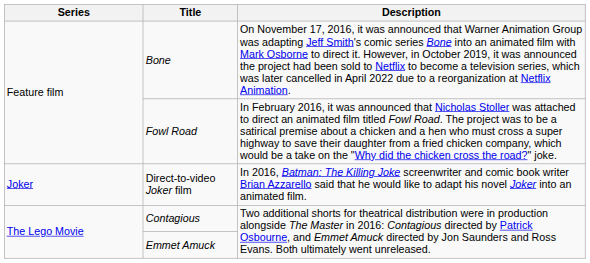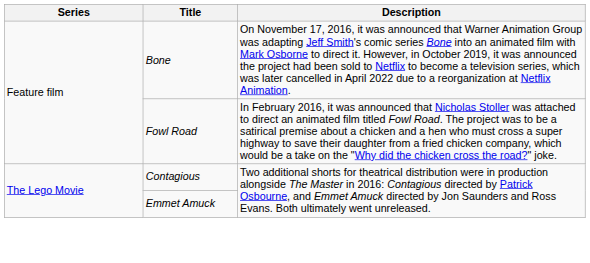- row: (181, 184)
